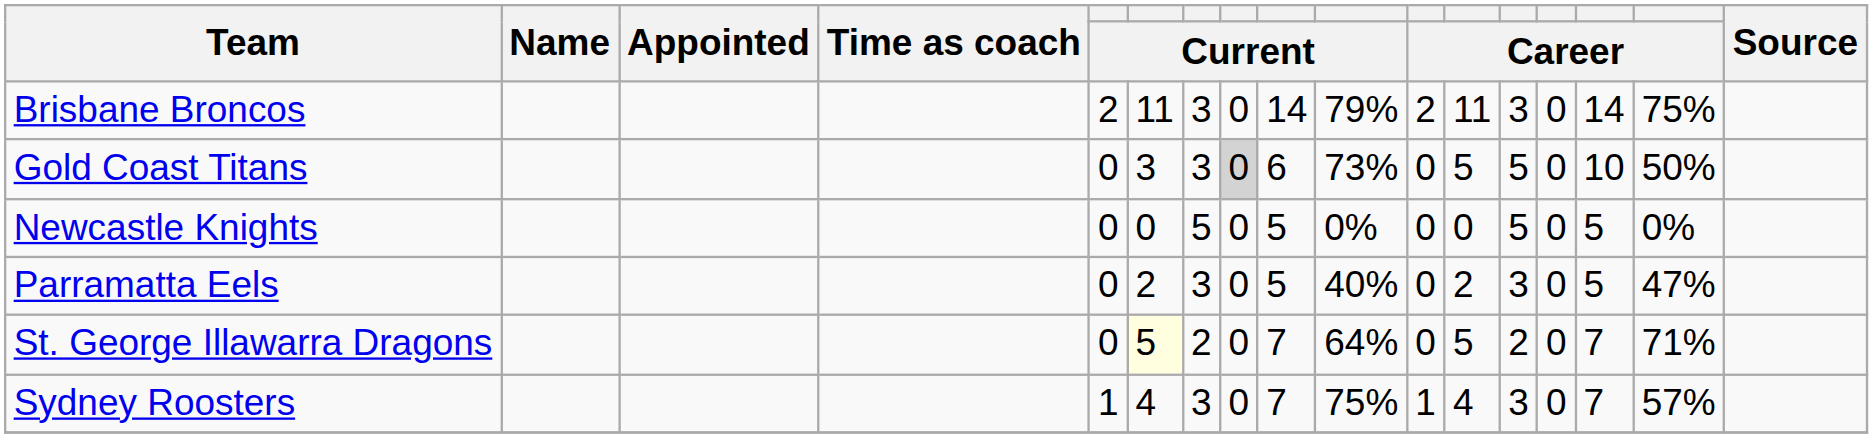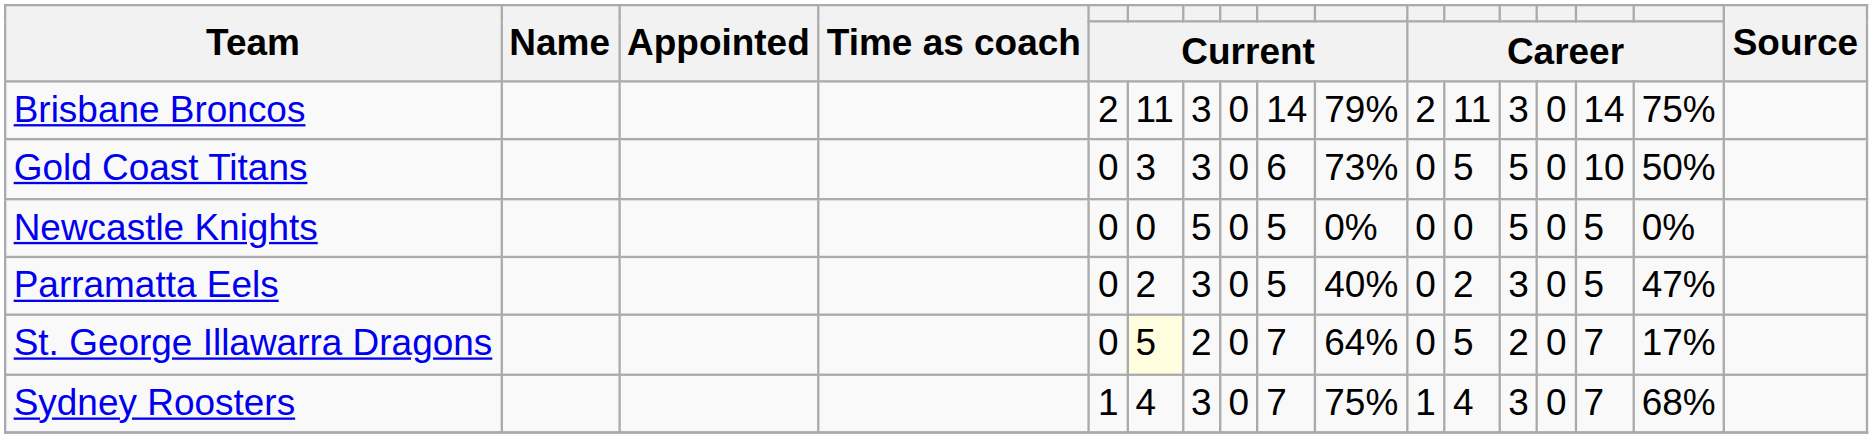(1239, 168) lightgrey background -> (1239, 168) no background
(1679, 343) 71% -> (1679, 343) 17%
(1679, 402) 57% -> (1679, 402) 68%
